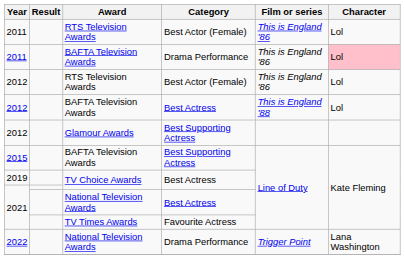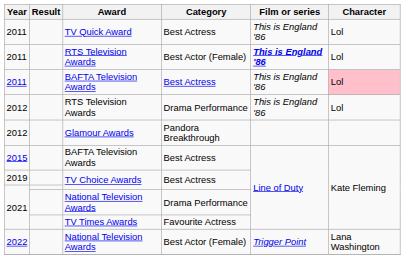+ row: (17, 32)
(290, 32) normal -> (288, 57) bold
(206, 57) Drama Performance -> (190, 82) Best Actress
(205, 82) Best Actor (Female) -> (206, 108) Drama Performance
- row: (17, 108)
(197, 133) Best Supporting Actress -> (192, 133) Pandora Breakthrough
(197, 158) Best Supporting Actress -> (190, 158) Best Actress
(190, 202) Best Actress -> (206, 202) Drama Performance
(206, 242) Drama Performance -> (205, 242) Best Actor (Female)
